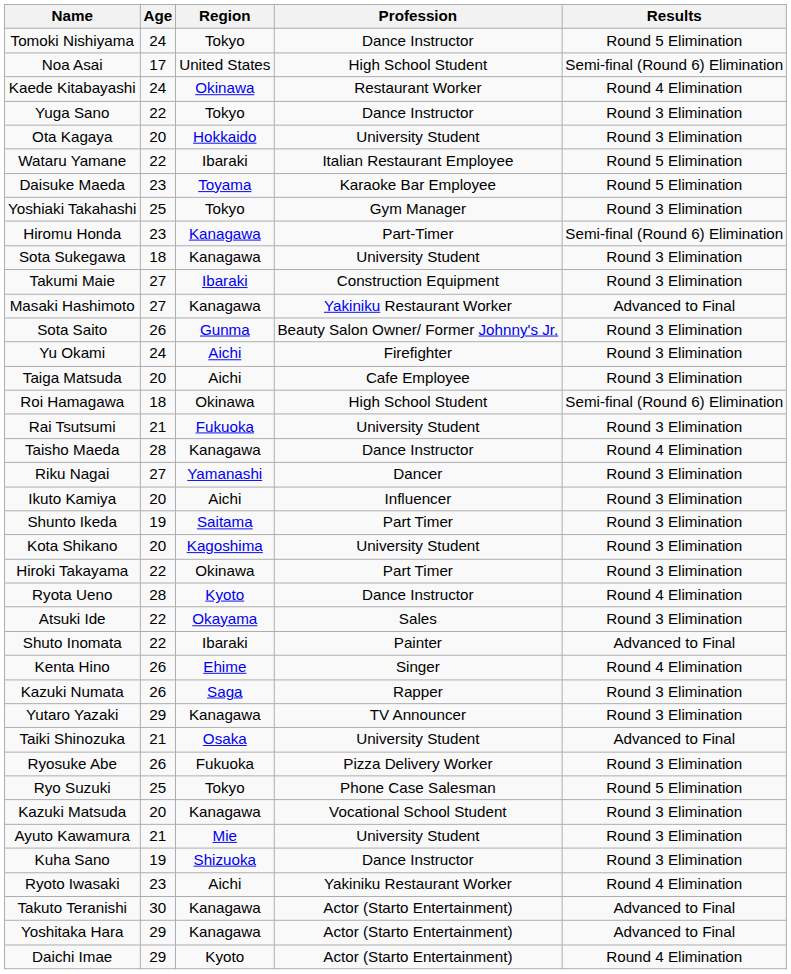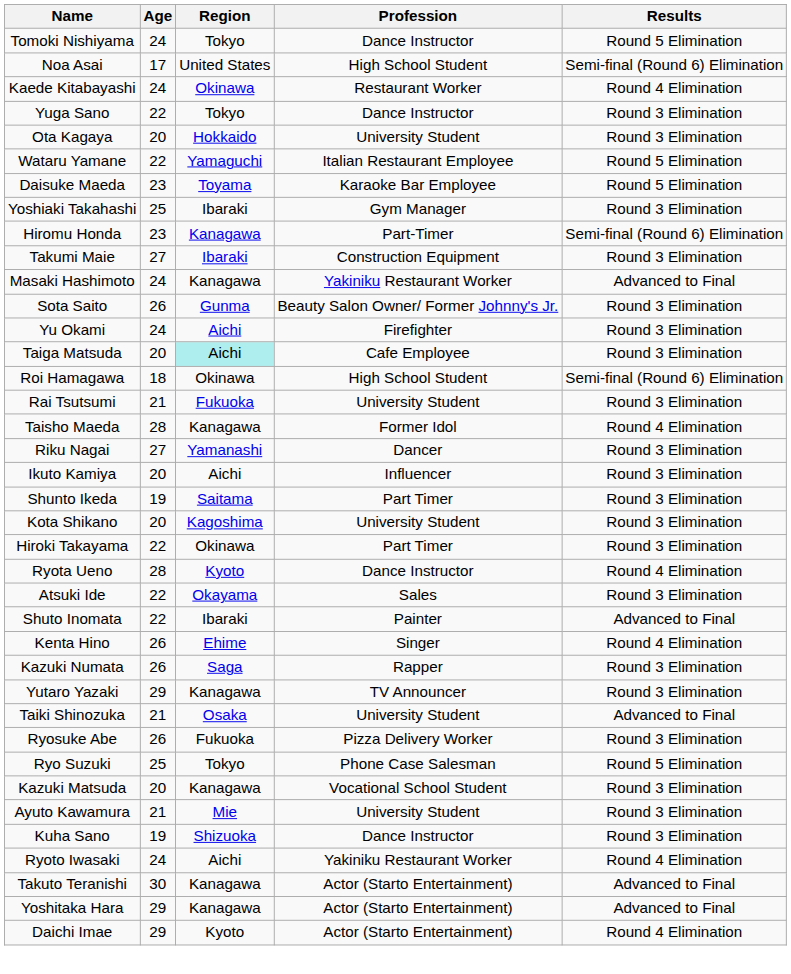(225, 161) Ibaraki -> (225, 161) Yamaguchi
(225, 209) Tokyo -> (225, 209) Ibaraki
- row: (72, 257)
(158, 305) 27 -> (158, 281) 24
(225, 378) no background -> (225, 354) paleturquoise background
(418, 450) Dance Instructor -> (418, 426) Former Idol
(158, 884) 23 -> (158, 860) 24
